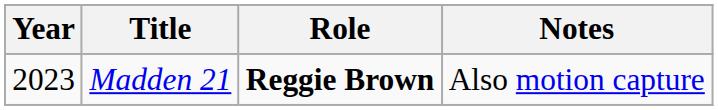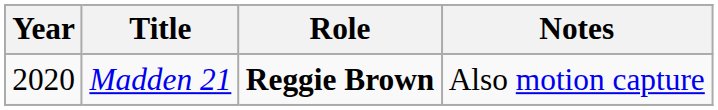(44, 79) 2023 -> (44, 79) 2020
